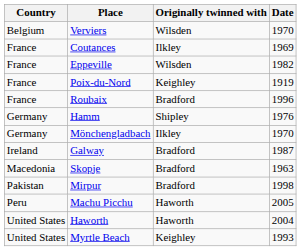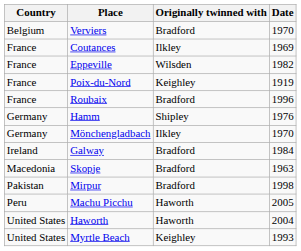(173, 30) Wilsden -> (175, 30) Bradford
(283, 151) 1987 -> (283, 151) 1984
